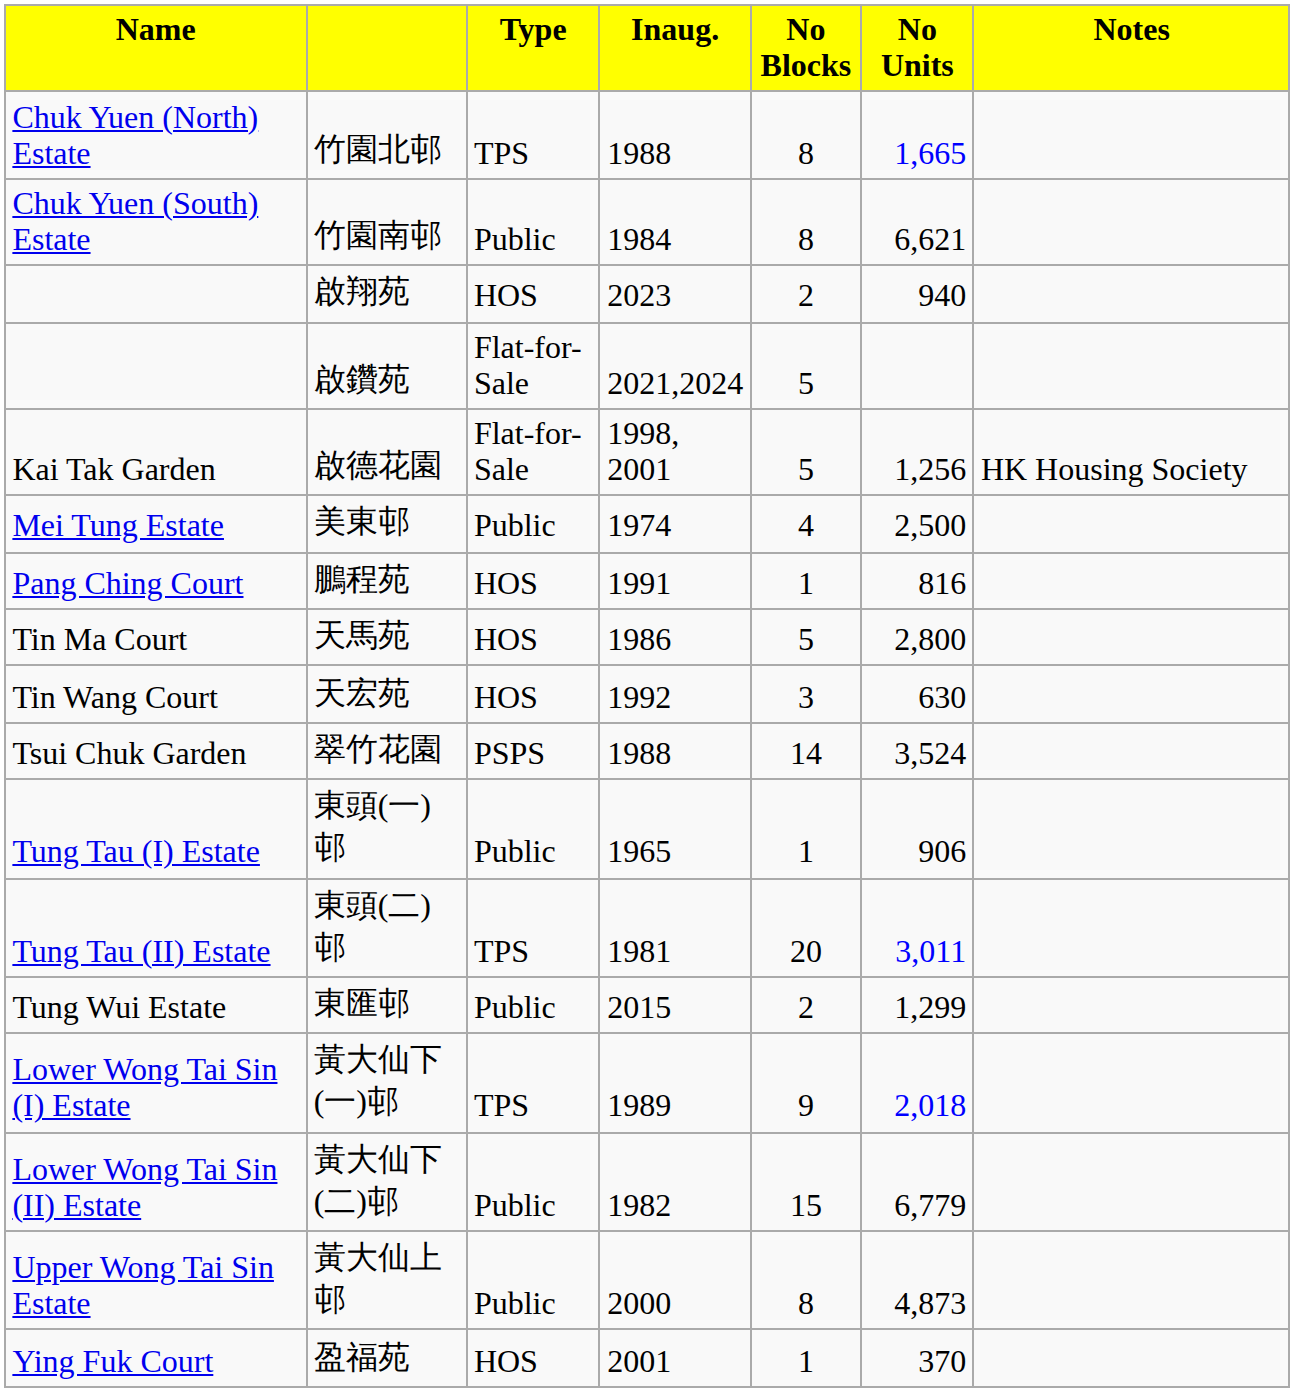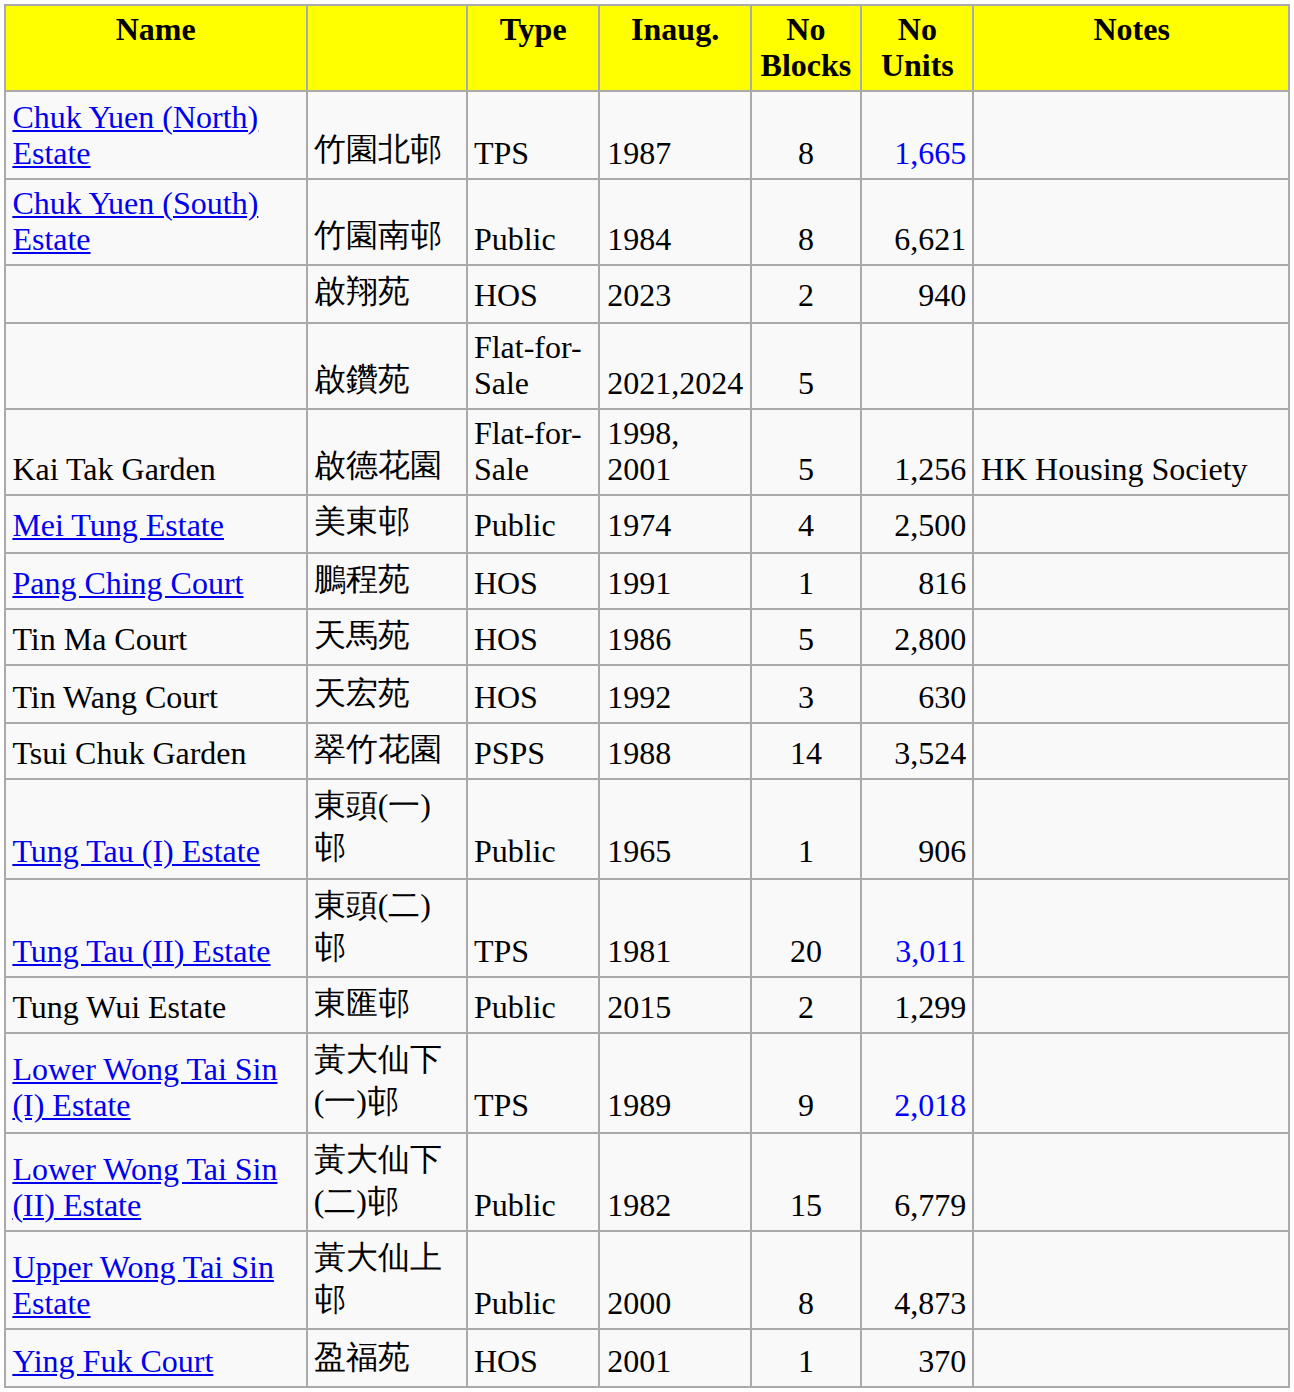(639, 152) 1988 -> (639, 152) 1987
